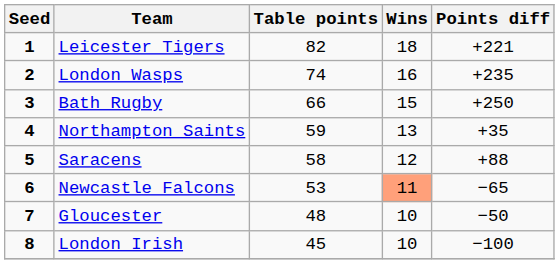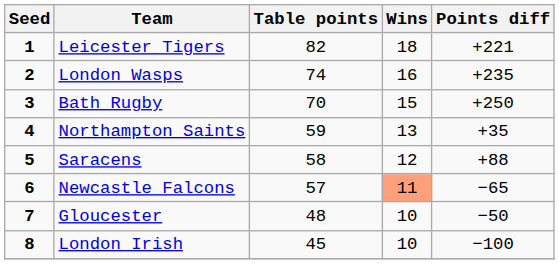(316, 103) 66 -> (316, 103) 70
(316, 188) 53 -> (316, 188) 57
